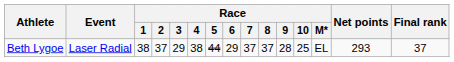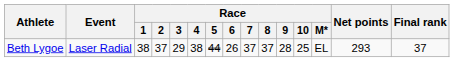(232, 48) 29 -> (232, 48) 26
